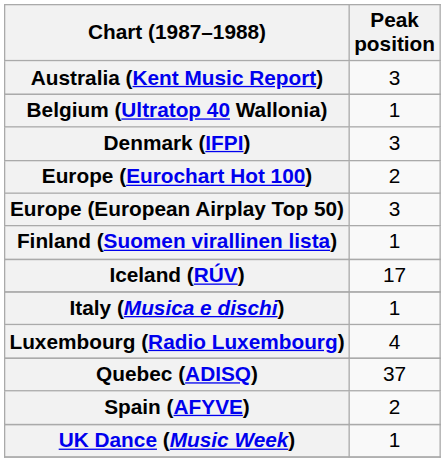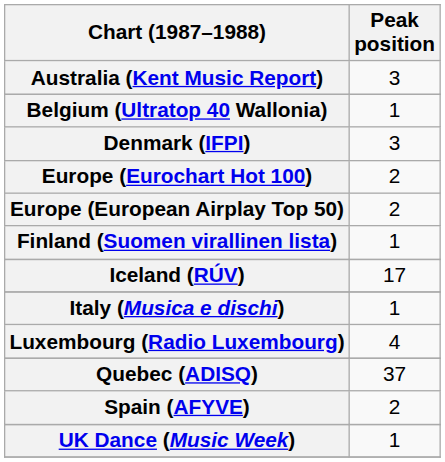(395, 209) 3 -> (395, 209) 2
